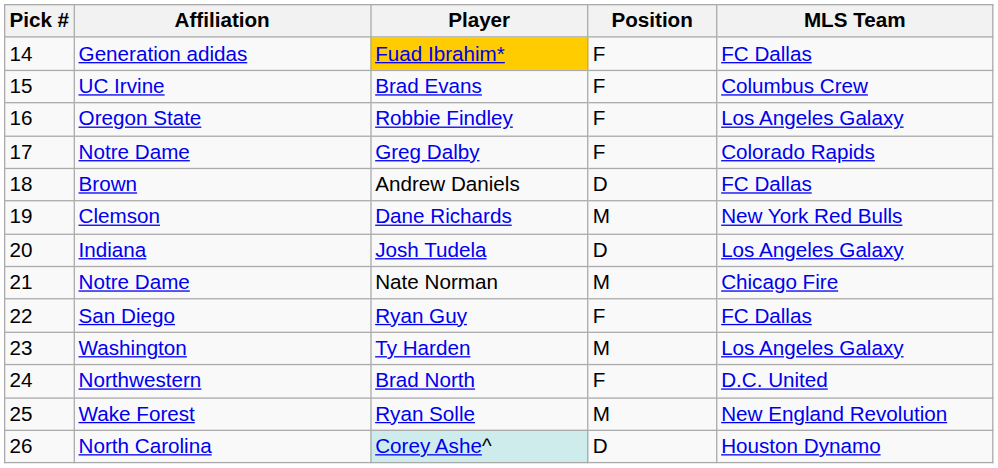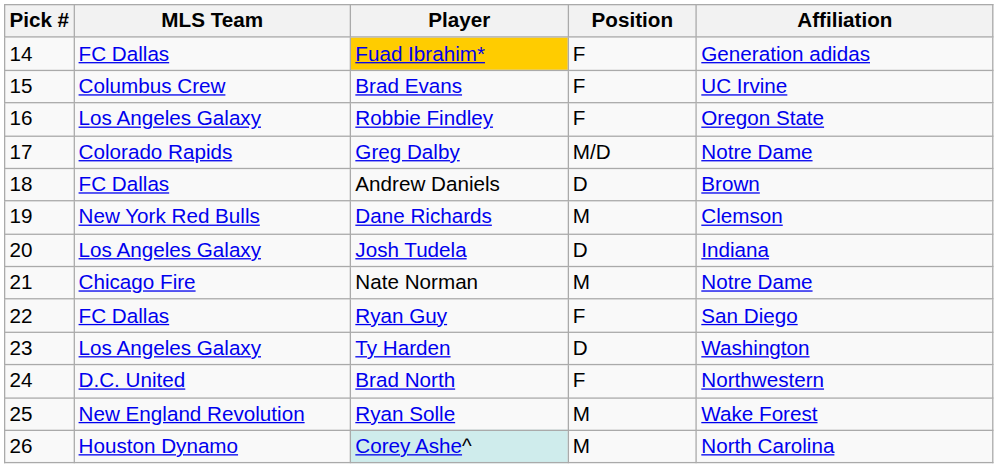columns swapped: (855, 20) <-> (222, 20)
(599, 151) F -> (592, 151) M/D
(601, 348) M -> (580, 348) D
(600, 446) D -> (581, 446) M
